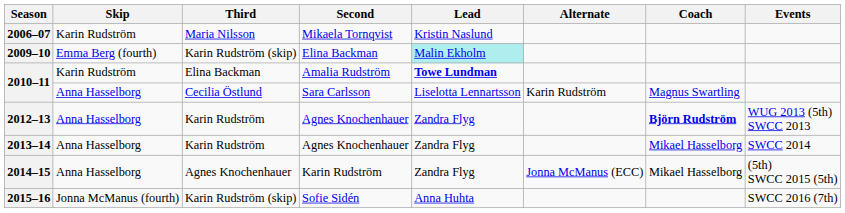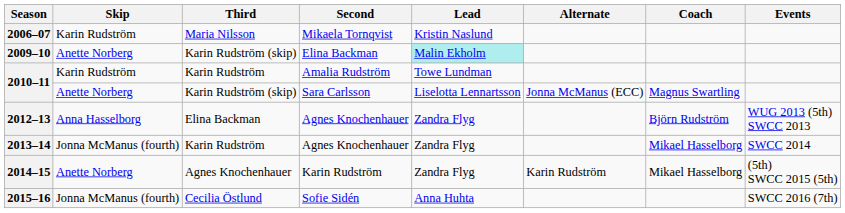(106, 53) Emma Berg (fourth) -> (94, 53) Anette Norberg
(223, 72) Elina Backman -> (225, 72) Karin Rudström
(456, 72) bold -> (453, 72) normal
(99, 92) Anna Hasselborg -> (94, 92) Anette Norberg
(223, 92) Cecilia Östlund -> (241, 92) Karin Rudström (skip)
(566, 92) Karin Rudström -> (585, 92) Jonna McManus (ECC)
(225, 118) Karin Rudström -> (223, 118) Elina Backman
(693, 118) bold -> (689, 118) normal
(99, 145) Anna Hasselborg -> (118, 145) Jonna McManus (fourth)
(99, 171) Anna Hasselborg -> (94, 171) Anette Norberg
(585, 171) Jonna McManus (ECC) -> (566, 171) Karin Rudström
(241, 198) Karin Rudström (skip) -> (223, 198) Cecilia Östlund
